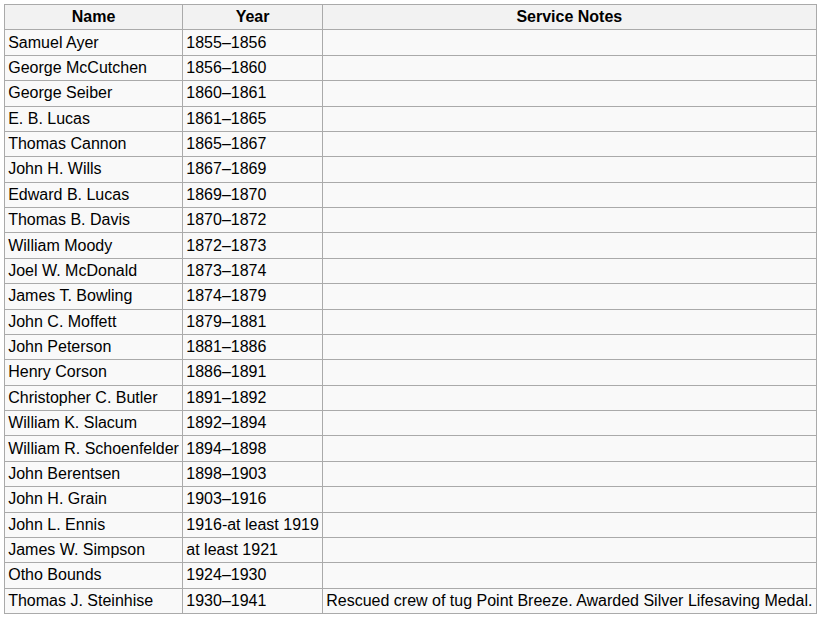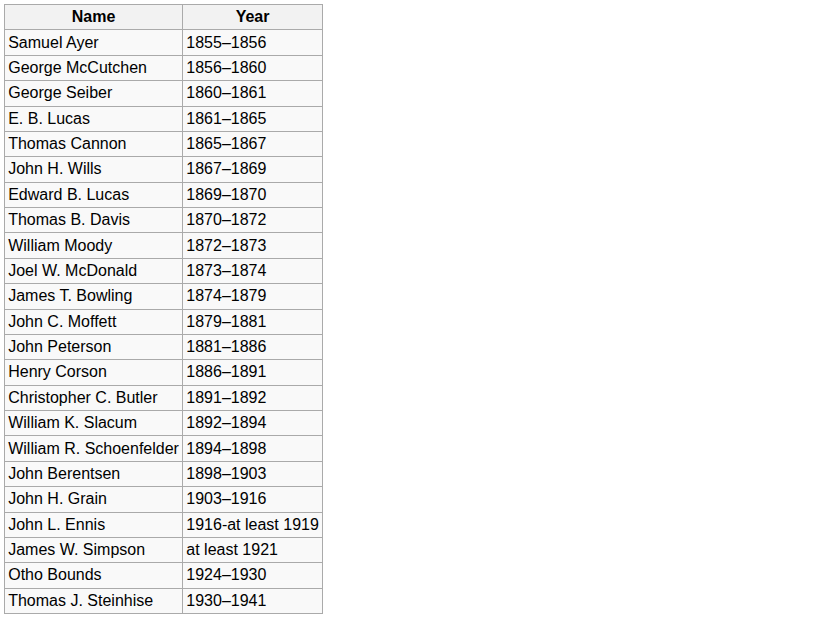- column: (569, 17)
